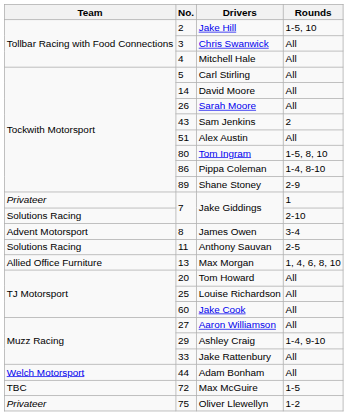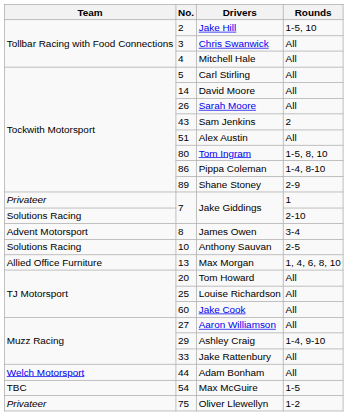(183, 247) 11 -> (184, 247) 10
(184, 387) 72 -> (184, 387) 54
